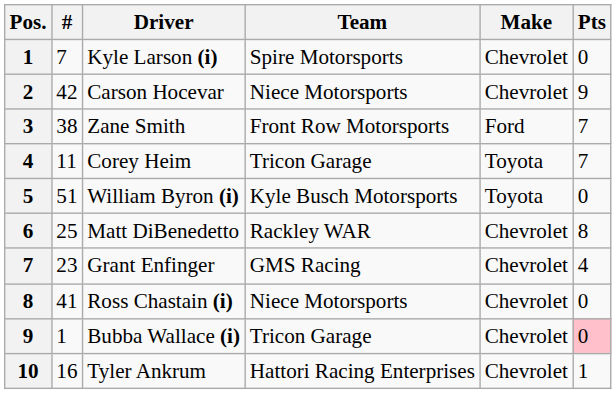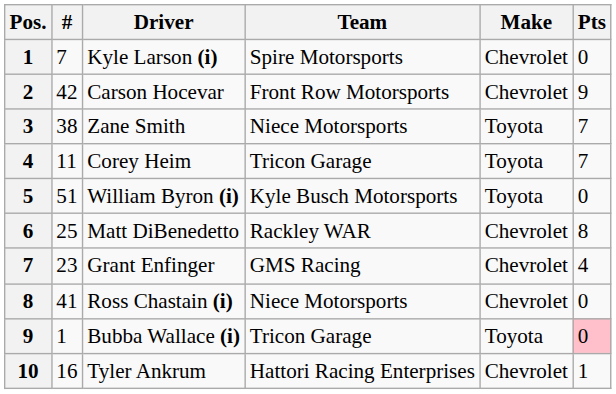(329, 91) Niece Motorsports -> (349, 91) Front Row Motorsports
(349, 126) Front Row Motorsports -> (329, 126) Niece Motorsports
(505, 126) Ford -> (514, 126) Toyota
(526, 335) Chevrolet -> (514, 335) Toyota
